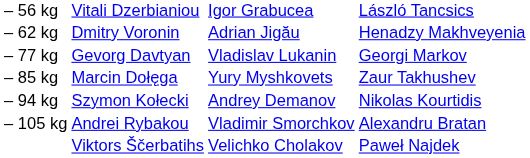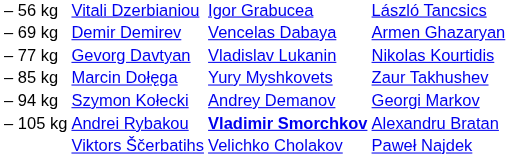- row: (31, 33)
+ row: (31, 33)
(413, 55) Georgi Markov -> (433, 55) Nikolas Kourtidis
(420, 100) Nikolas Kourtidis -> (426, 100) Georgi Markov
(281, 123) normal -> (288, 123) bold
